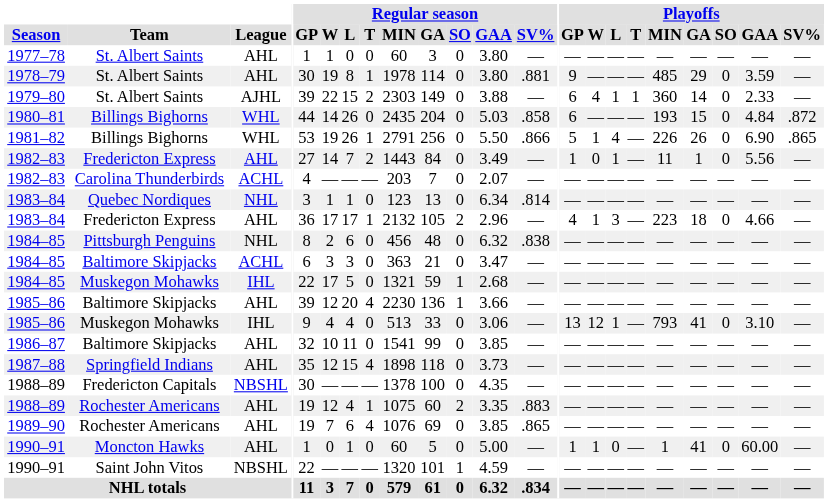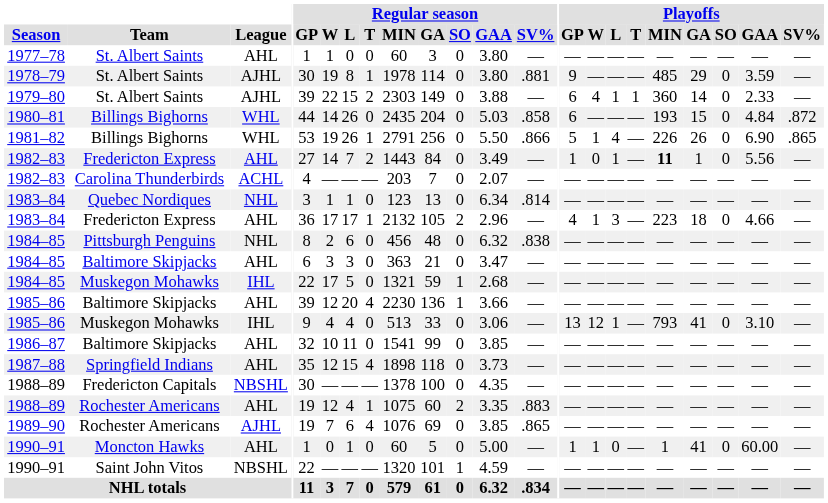(261, 76) AHL -> (261, 76) AJHL
(665, 158) normal -> (665, 158) bold
(261, 261) ACHL -> (261, 261) AHL
(261, 426) AHL -> (261, 426) AJHL
